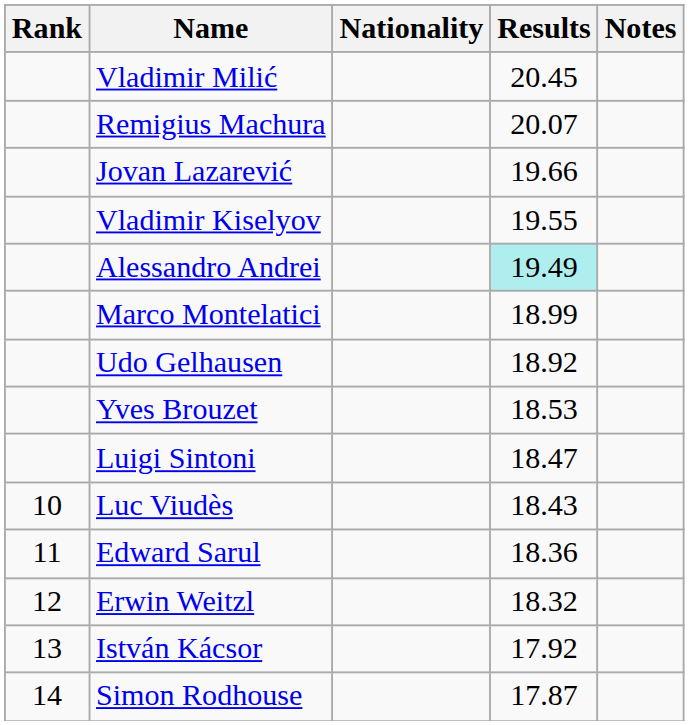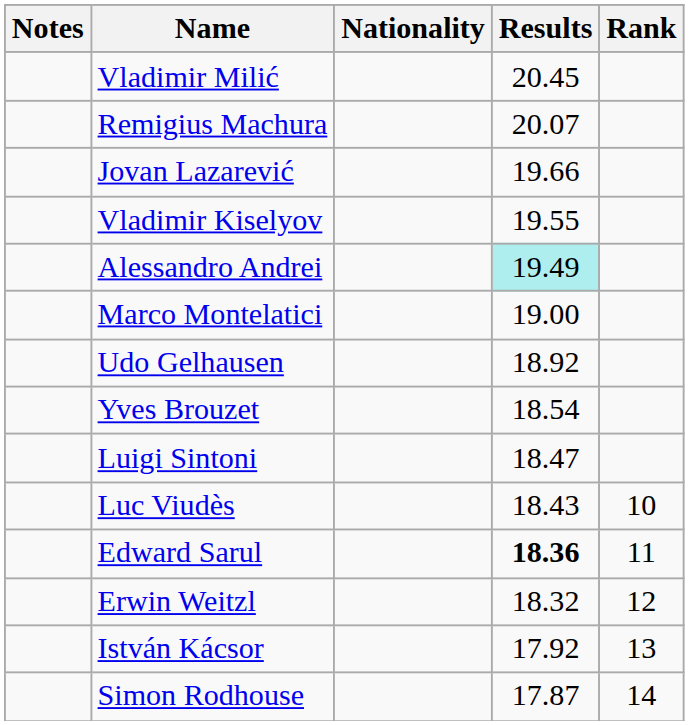columns swapped: (47, 28) <-> (641, 28)
(544, 314) 18.99 -> (546, 314) 19.00
(544, 409) 18.53 -> (546, 409) 18.54
(544, 553) normal -> (546, 553) bold
